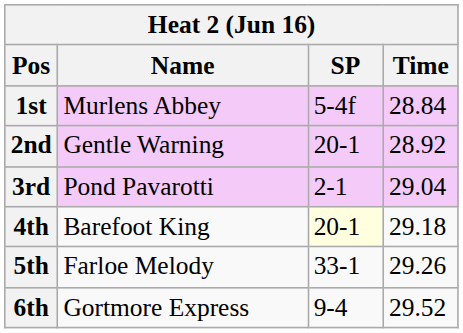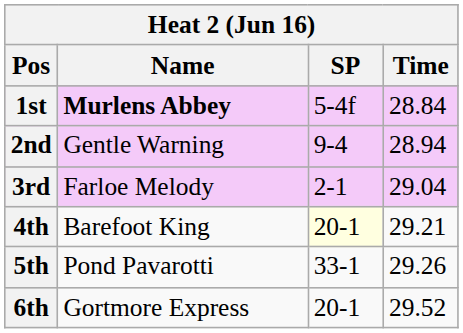(142, 105) normal -> (147, 105) bold
(337, 145) 20-1 -> (331, 145) 9-4
(418, 145) 28.92 -> (418, 145) 28.94
(139, 186) Pond Pavarotti -> (139, 186) Farloe Melody
(418, 226) 29.18 -> (418, 226) 29.21
(139, 266) Farloe Melody -> (139, 266) Pond Pavarotti
(331, 307) 9-4 -> (337, 307) 20-1
